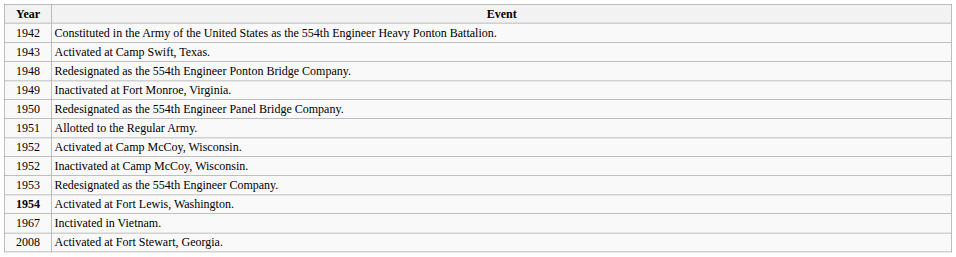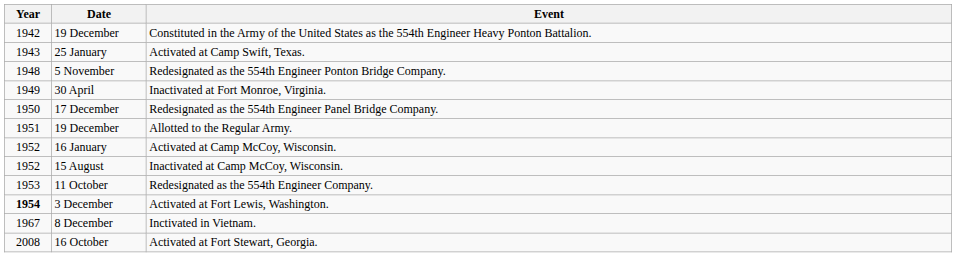+ column: (99, 14)
